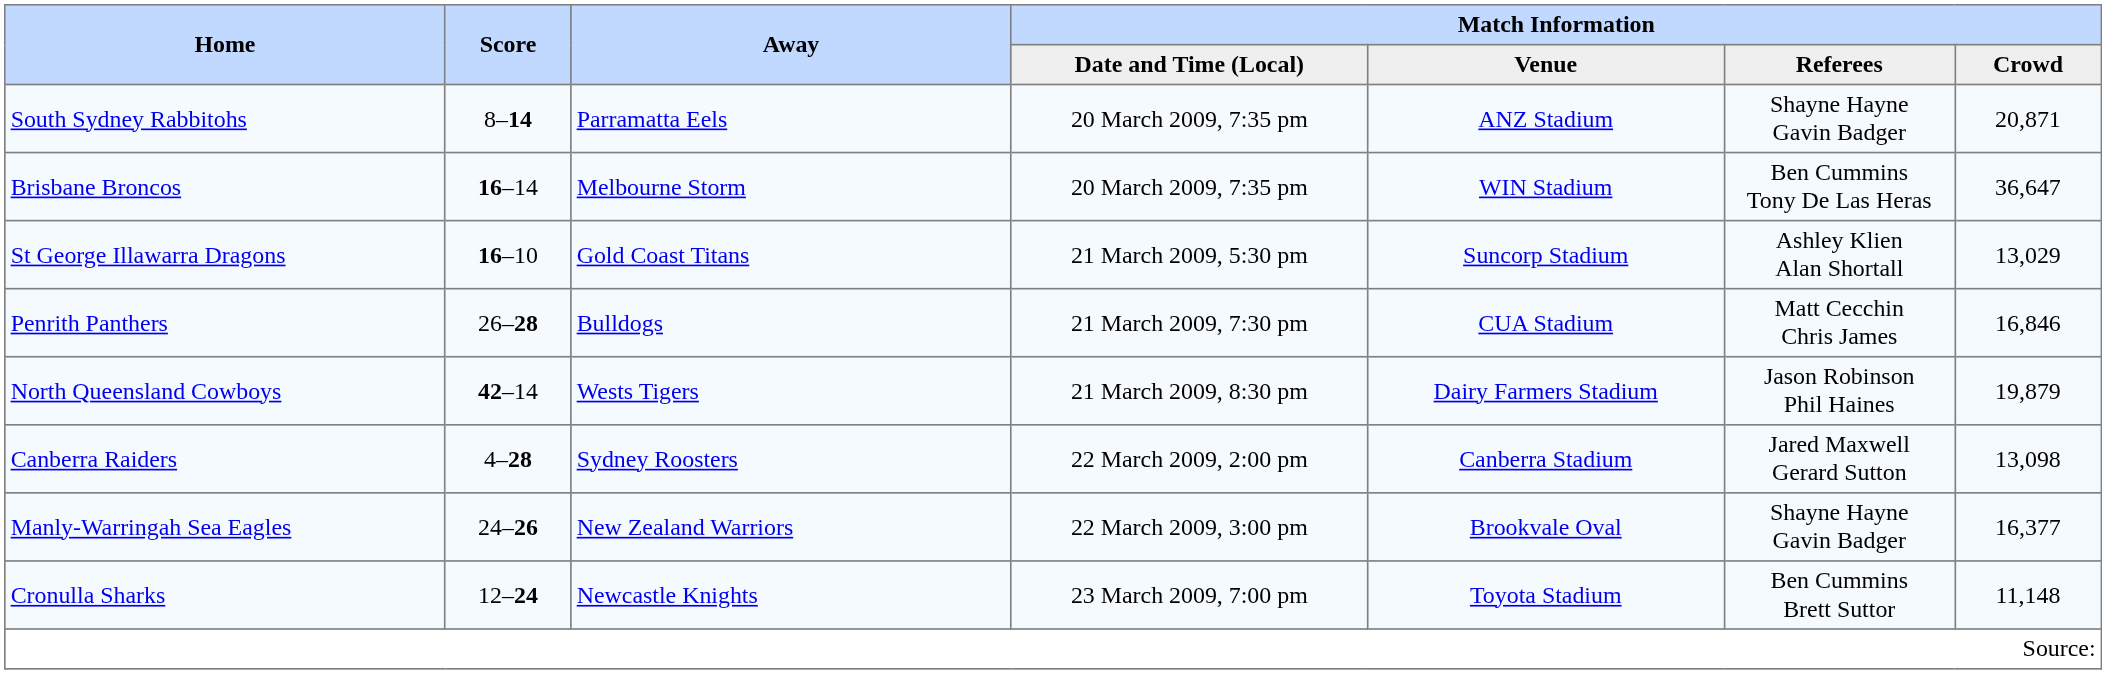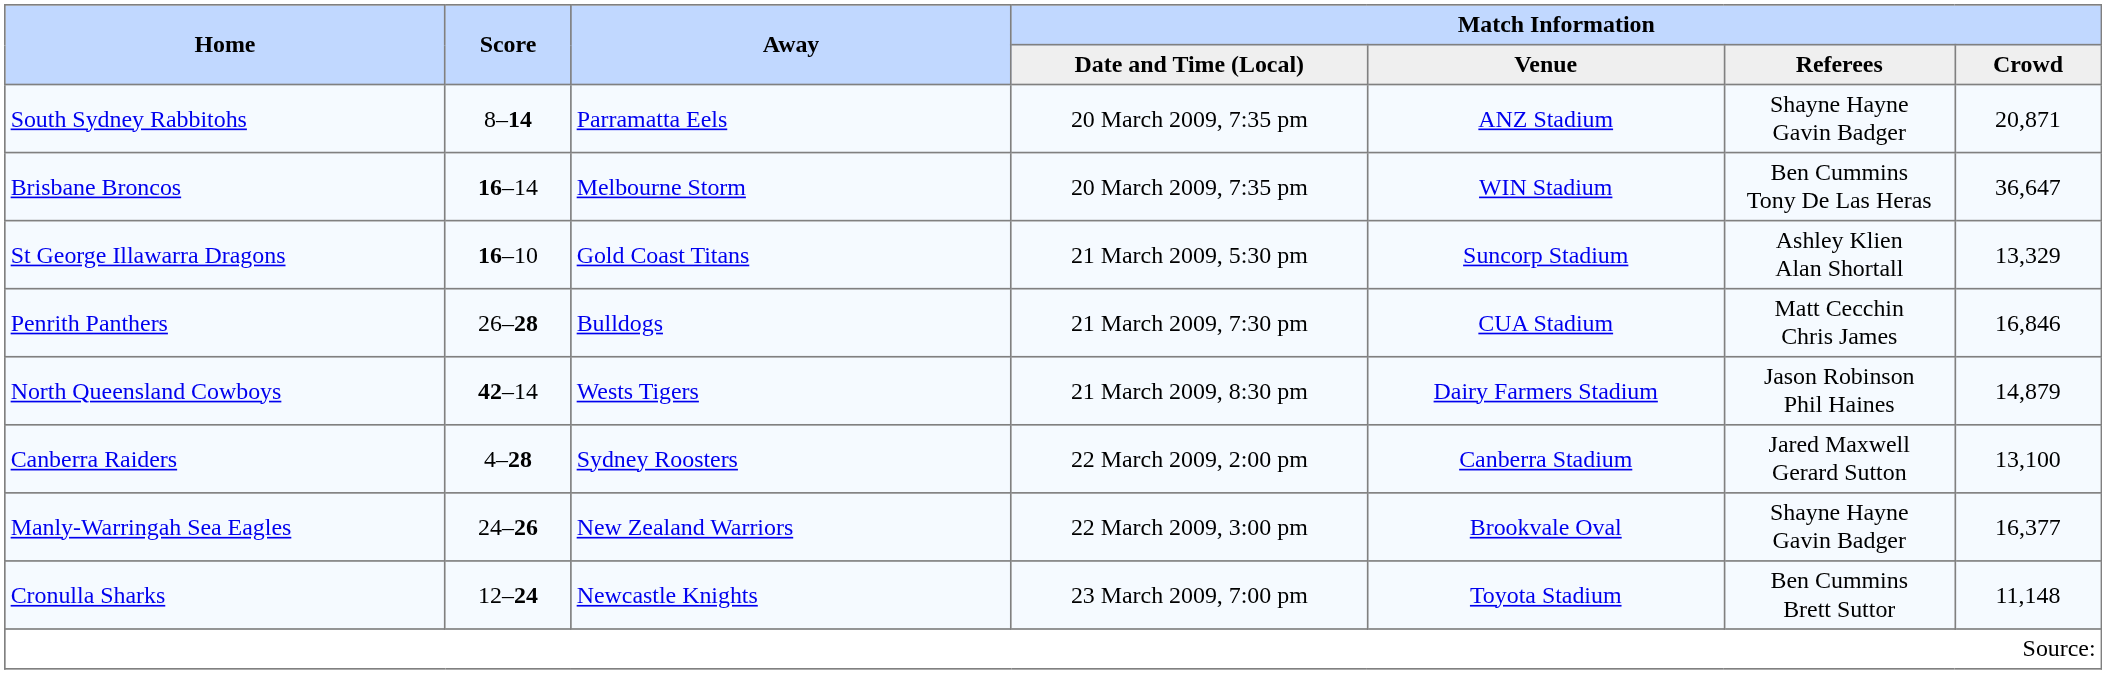(2028, 254) 13,029 -> (2028, 254) 13,329
(2028, 390) 19,879 -> (2028, 390) 14,879
(2028, 458) 13,098 -> (2028, 458) 13,100
